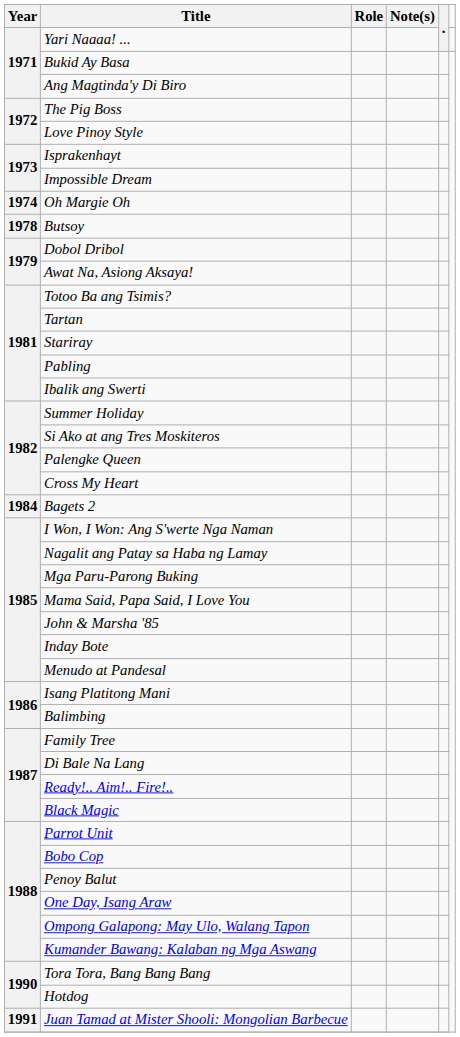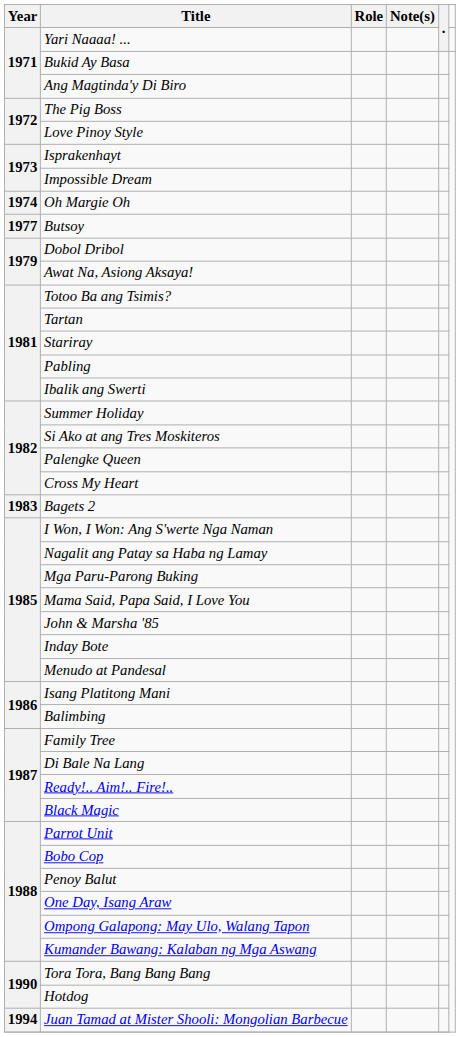(23, 226) 1978 -> (23, 226) 1977
(23, 506) 1984 -> (23, 506) 1983
(23, 1020) 1991 -> (23, 1020) 1994
